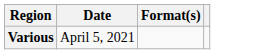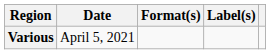+ column: (231, 15)
